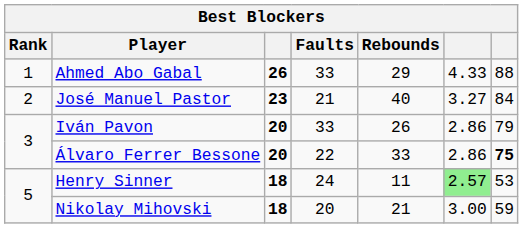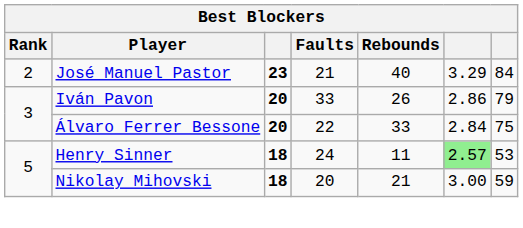- row: (129, 73)
(467, 100) 3.27 -> (467, 73) 3.29
(467, 155) 2.86 -> (467, 127) 2.84
(504, 155) bold -> (504, 127) normal
